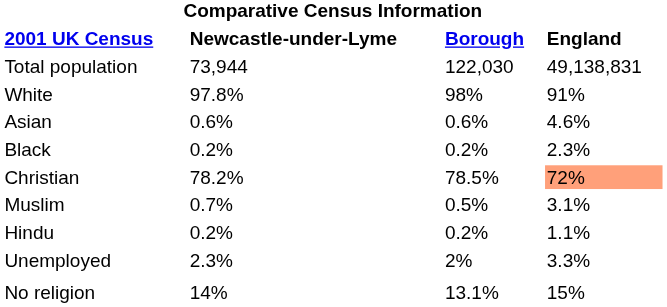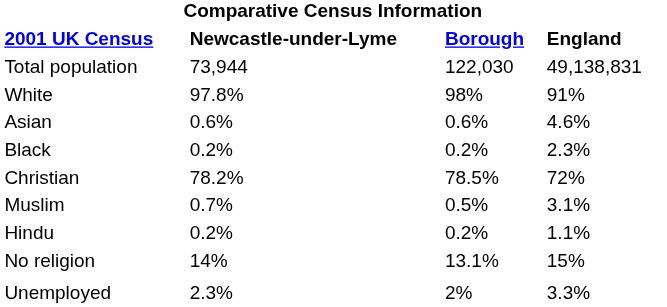(566, 177) lightsalmon background -> (566, 177) no background
rows swapped: (50, 292) <-> (58, 260)
